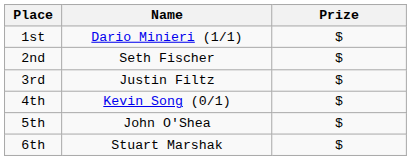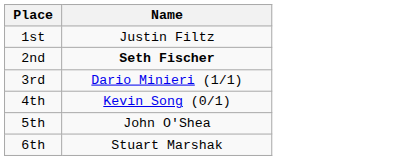- column: (339, 15)
(167, 37) Dario Minieri (1/1) -> (167, 37) Justin Filtz
(167, 59) normal -> (167, 59) bold
(167, 80) Justin Filtz -> (167, 80) Dario Minieri (1/1)
